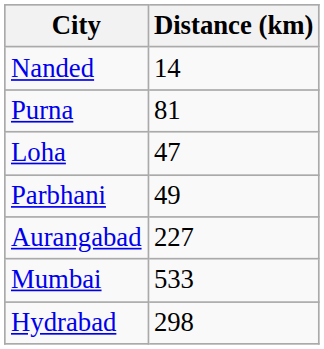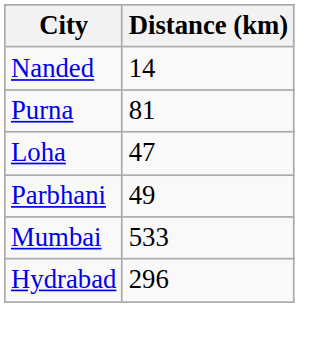- row: (76, 237)
(174, 322) 298 -> (149, 279) 296
